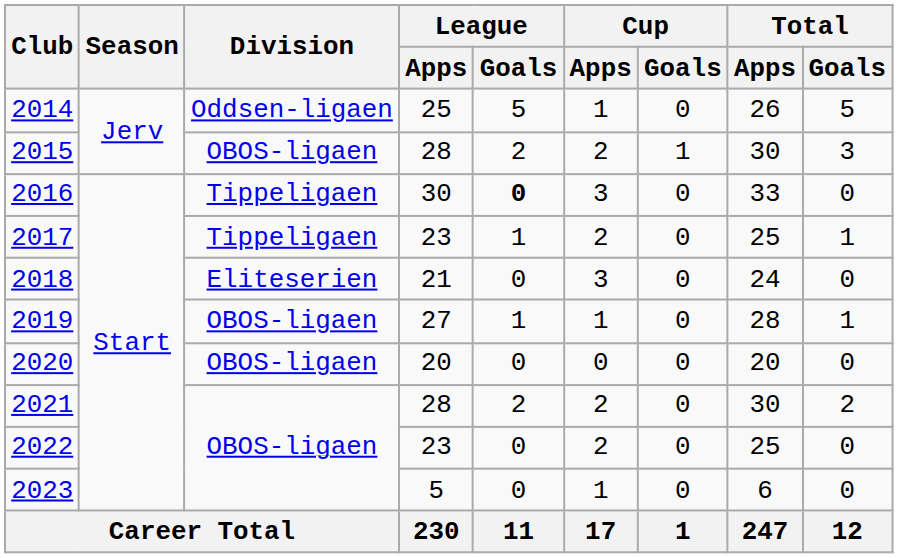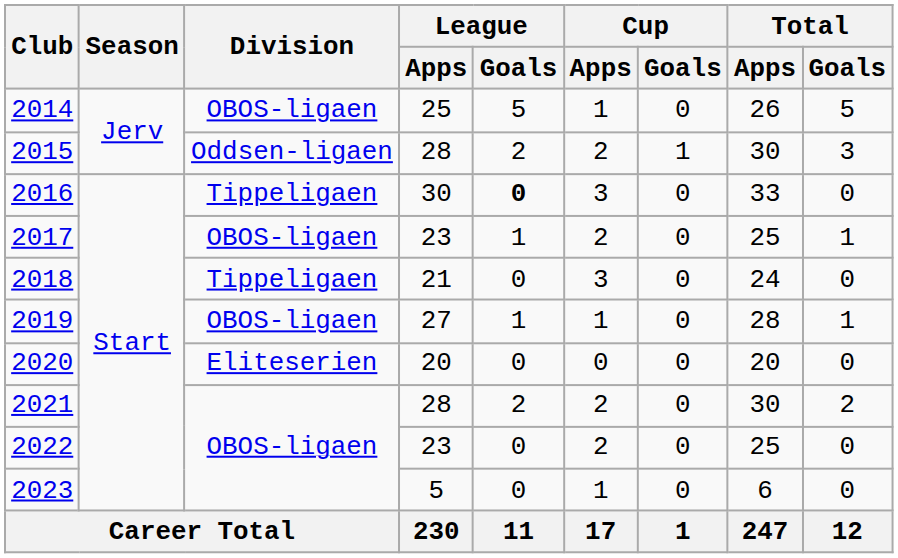(292, 110) Oddsen-ligaen -> (292, 110) OBOS-ligaen
(292, 153) OBOS-ligaen -> (292, 153) Oddsen-ligaen
(292, 237) Tippeligaen -> (292, 237) OBOS-ligaen
(292, 279) Eliteserien -> (292, 279) Tippeligaen
(292, 363) OBOS-ligaen -> (292, 363) Eliteserien
